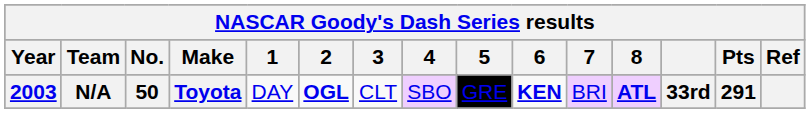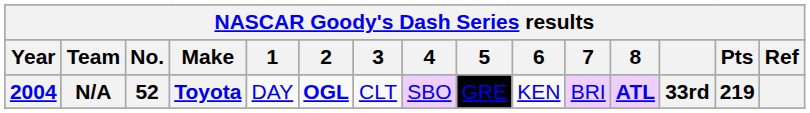(33, 91) 2003 -> (33, 91) 2004
(147, 91) 50 -> (147, 91) 52
(540, 91) bold -> (539, 91) normal
(738, 91) 291 -> (737, 91) 219
